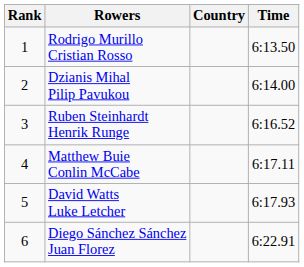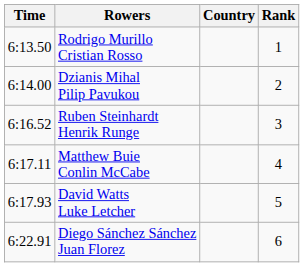columns swapped: (25, 15) <-> (273, 15)
